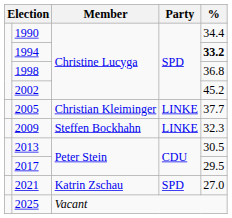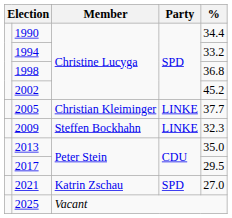(214, 52) bold -> (214, 52) normal
(214, 147) 30.5 -> (214, 147) 35.0
